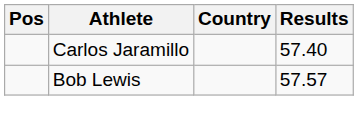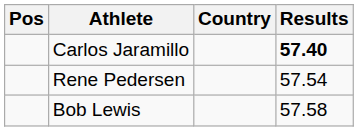(304, 49) normal -> (304, 49) bold
+ row: (119, 79)
(304, 79) 57.57 -> (304, 110) 57.58
